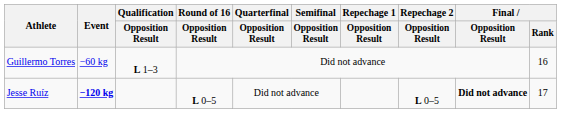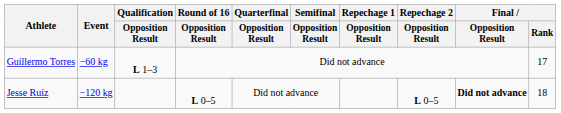(543, 63) 16 -> (542, 63) 17
(96, 93) bold -> (96, 93) normal
(543, 93) 17 -> (542, 93) 18
